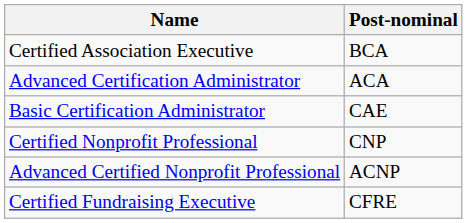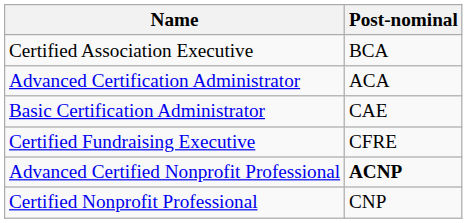rows swapped: (132, 202) <-> (133, 141)
(375, 171) normal -> (376, 171) bold
